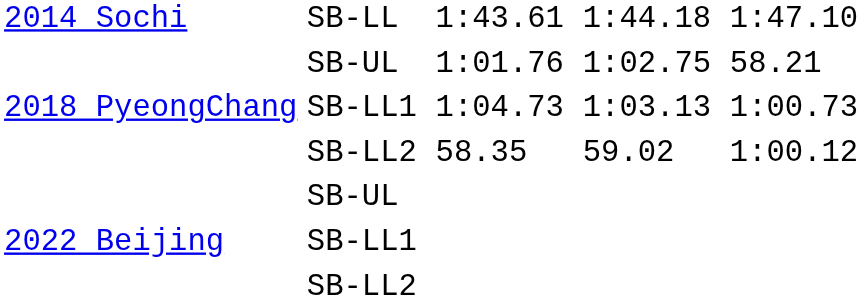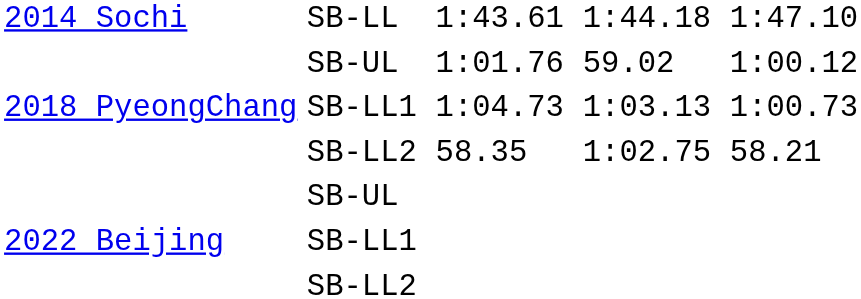(647, 63) 1:02.75 -> (629, 63) 59.02
(776, 63) 58.21 -> (794, 63) 1:00.12
(629, 153) 59.02 -> (647, 153) 1:02.75
(794, 153) 1:00.12 -> (776, 153) 58.21
